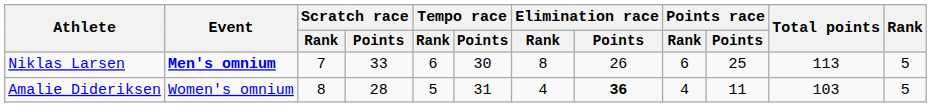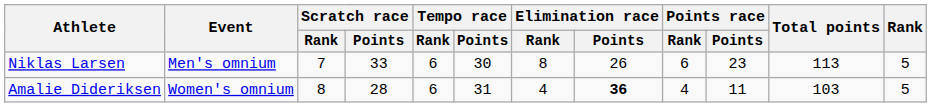(222, 64) bold -> (222, 64) normal
(738, 64) 25 -> (738, 64) 23
(433, 90) 5 -> (433, 90) 6
